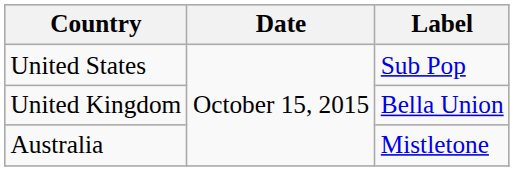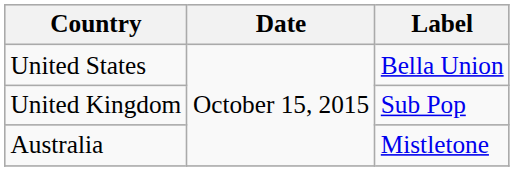(423, 64) Sub Pop -> (442, 64) Bella Union
(442, 104) Bella Union -> (423, 104) Sub Pop
